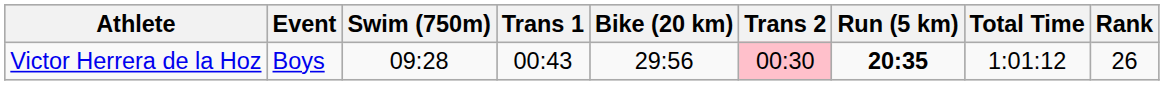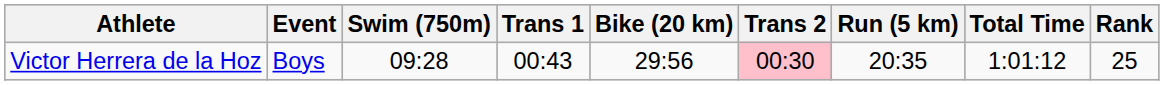(898, 61) bold -> (898, 61) normal
(1124, 61) 26 -> (1124, 61) 25
